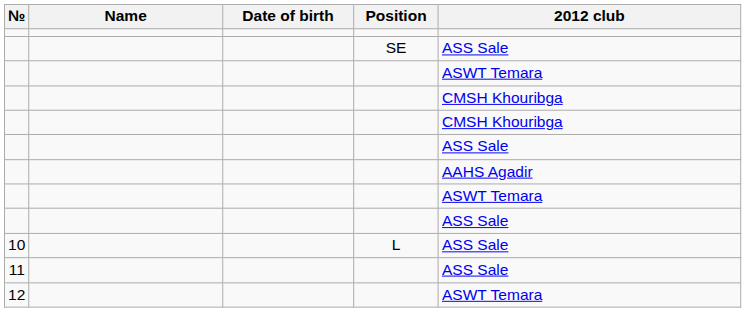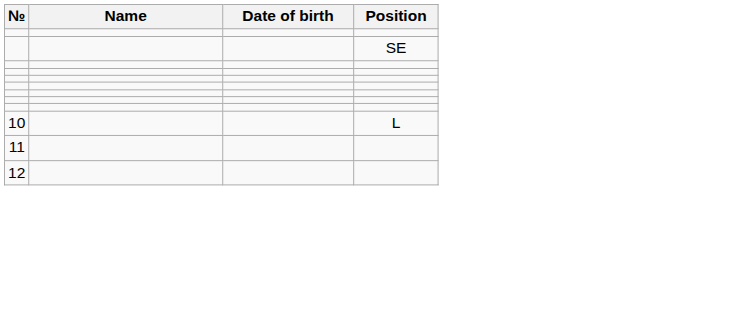- column: (589, 16)
